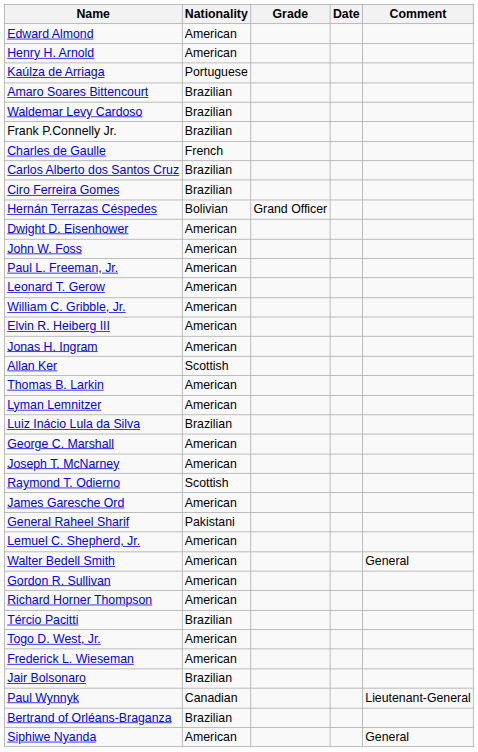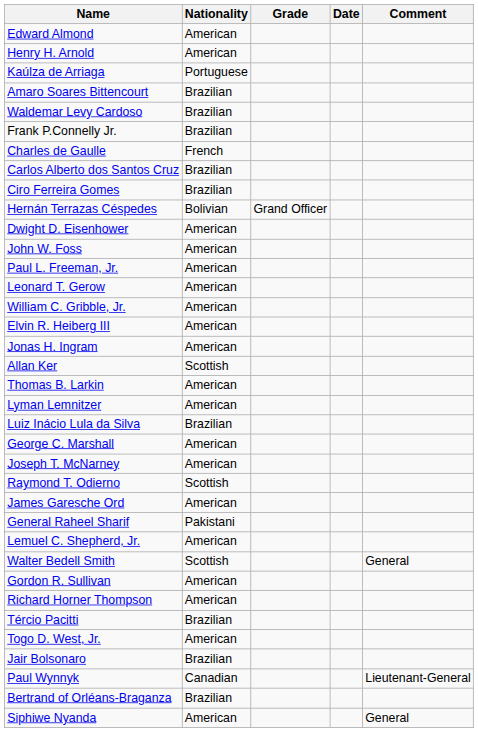(211, 561) American -> (207, 561) Scottish
- row: (71, 659)
